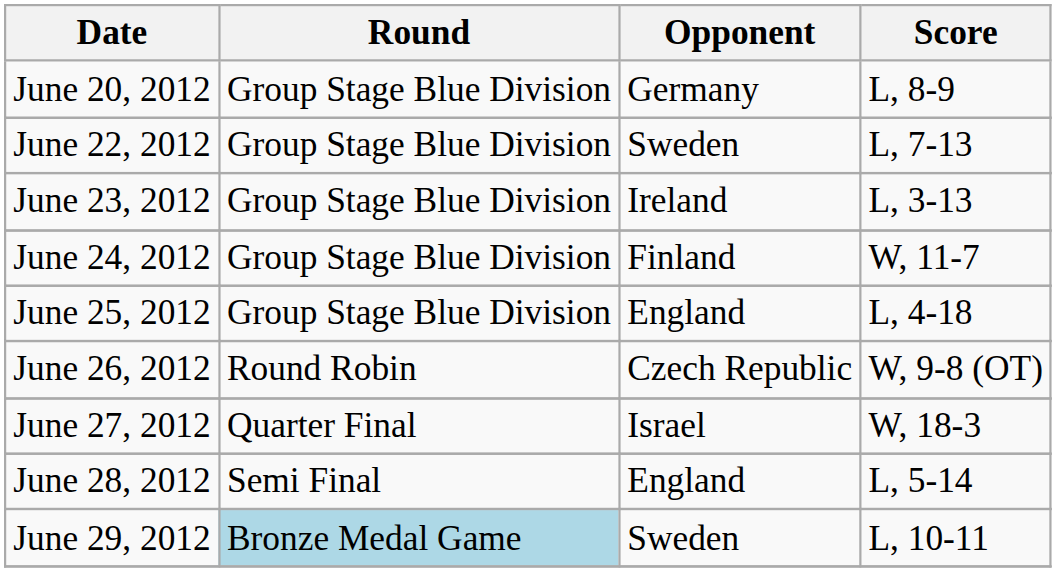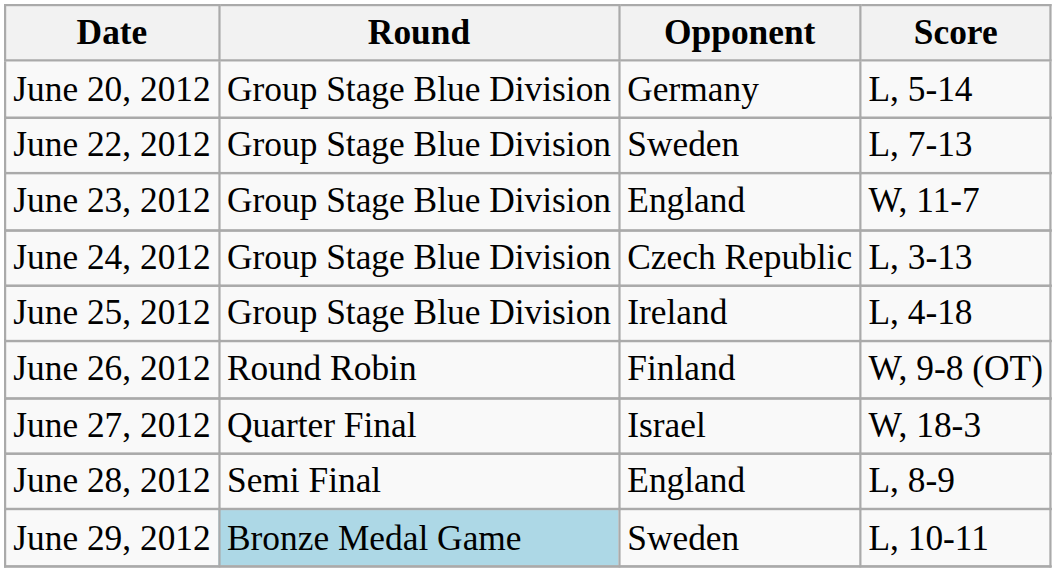(912, 88) L, 8-9 -> (921, 88) L, 5-14
(677, 200) Ireland -> (686, 200) England
(921, 200) L, 3-13 -> (924, 200) W, 11-7
(681, 256) Finland -> (740, 256) Czech Republic
(924, 256) W, 11-7 -> (921, 256) L, 3-13
(686, 312) England -> (677, 312) Ireland
(740, 369) Czech Republic -> (681, 369) Finland
(921, 481) L, 5-14 -> (912, 481) L, 8-9
